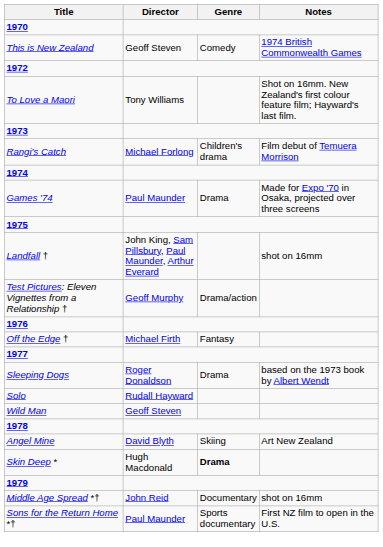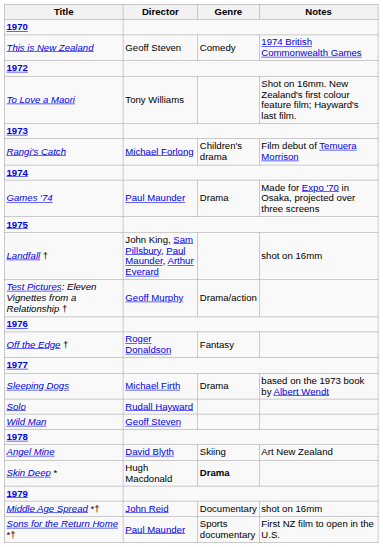(153, 339) Michael Firth -> (148, 345) Roger Donaldson
(148, 375) Roger Donaldson -> (153, 386) Michael Firth
